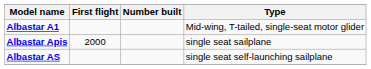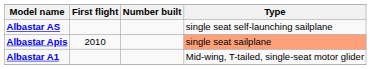rows swapped: (33, 27) <-> (33, 57)
(95, 42) 2000 -> (95, 42) 2010
(229, 42) no background -> (229, 42) lightsalmon background
